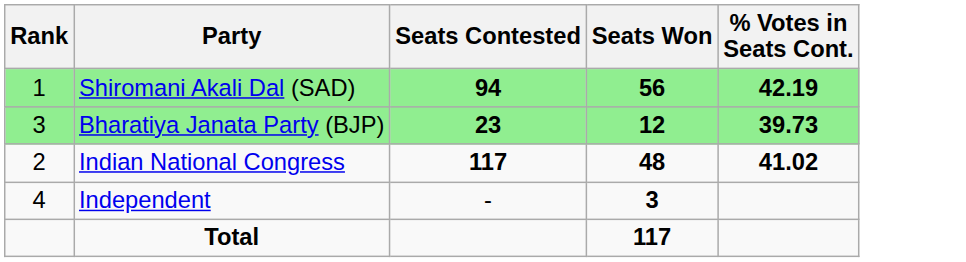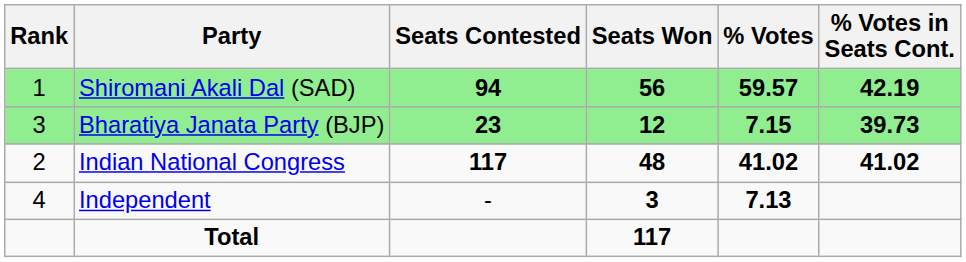+ column: (768, 36)
